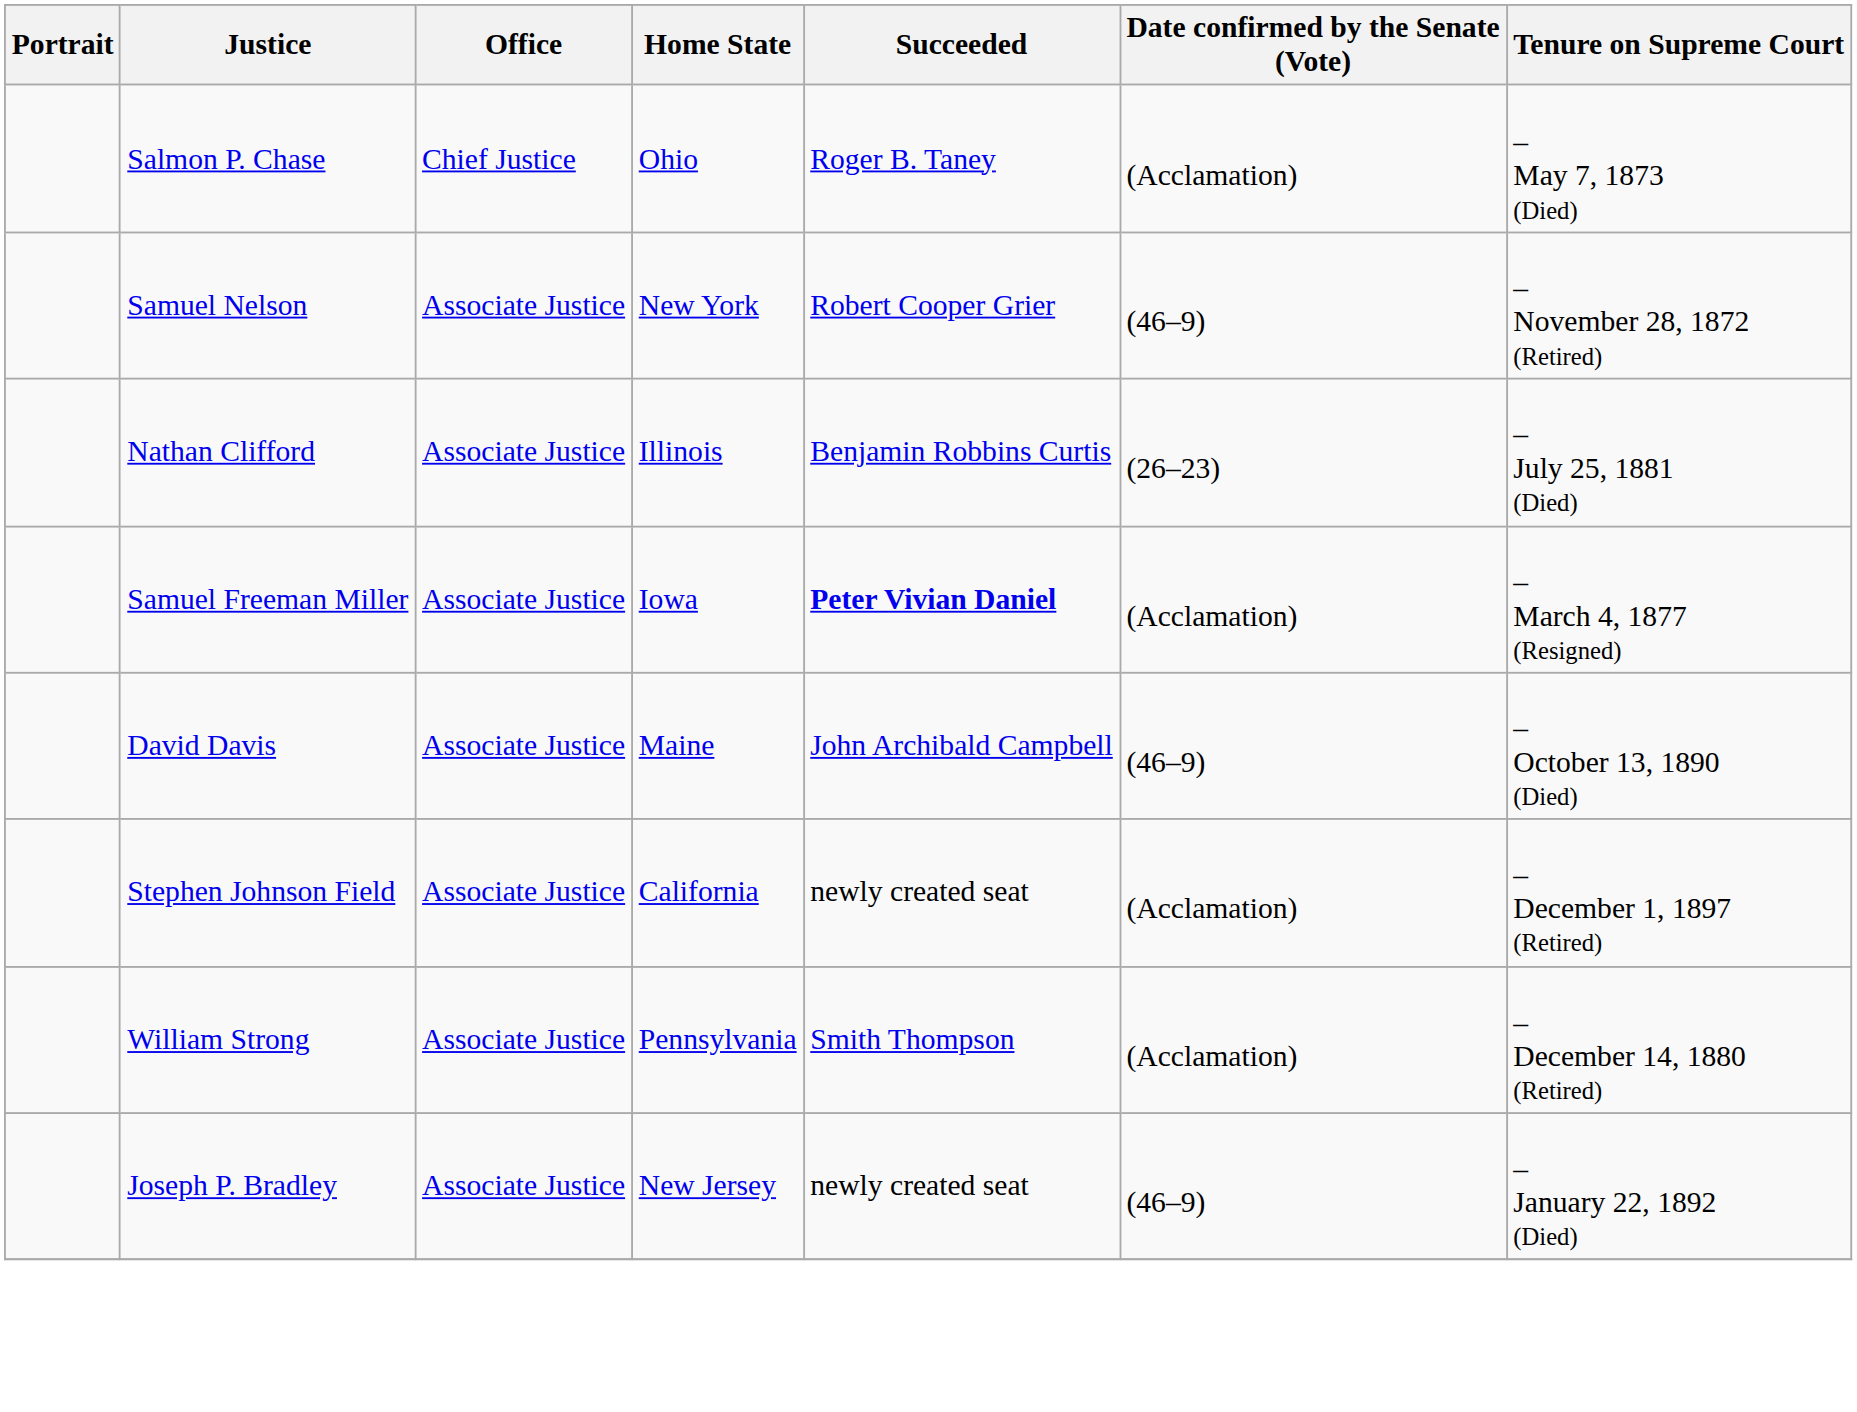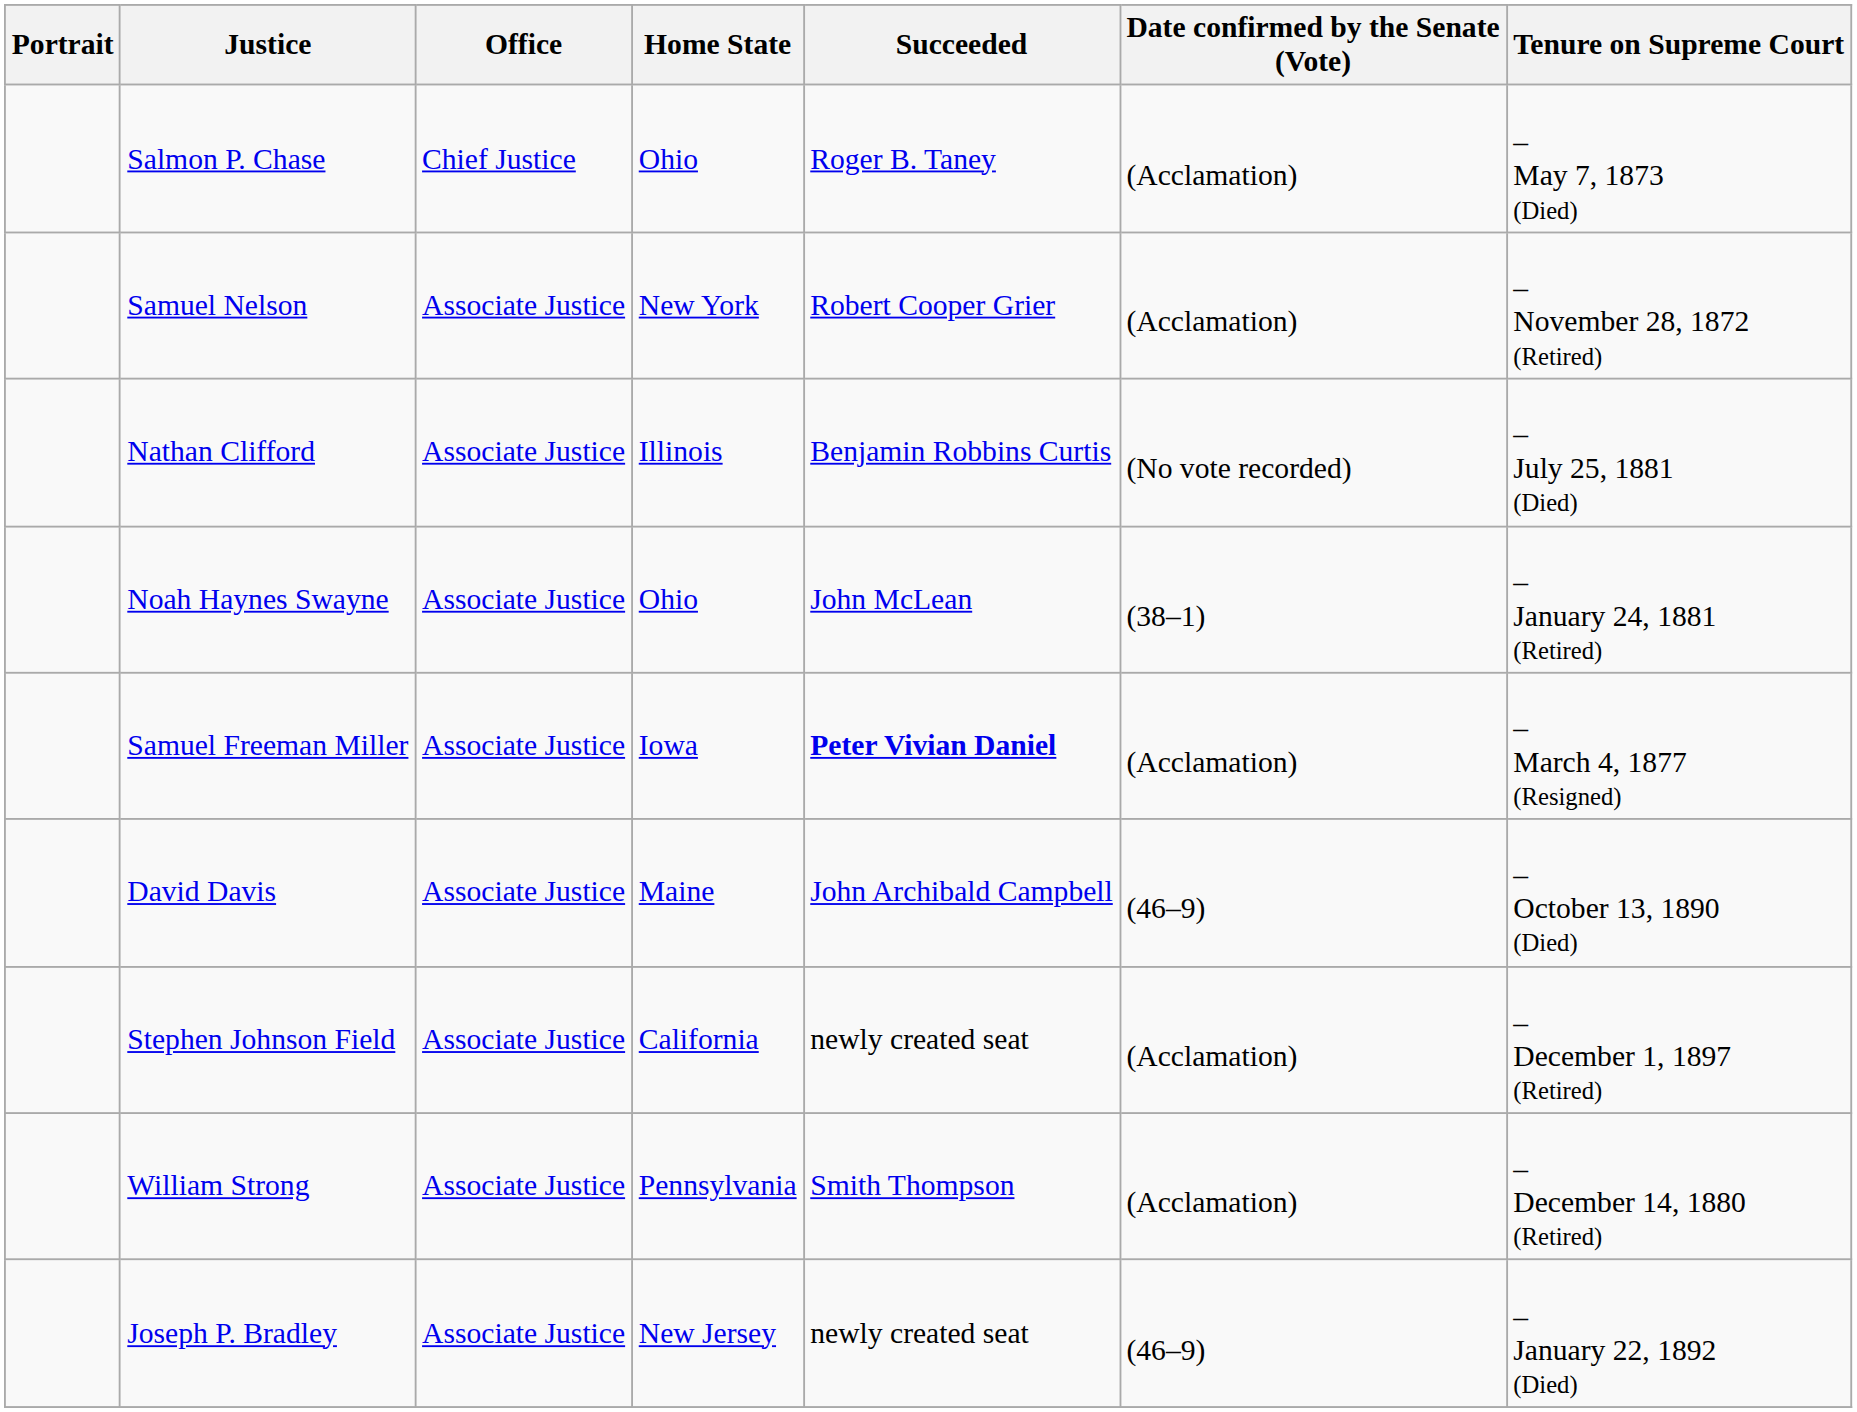(1166, 321) (46–9) -> (1212, 321) (Acclamation)
(1173, 468) (26–23) -> (1239, 468) (No vote recorded)
+ row: (258, 598)
